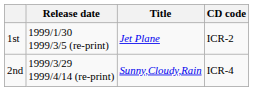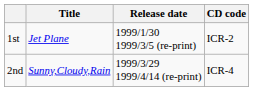columns swapped: (71, 13) <-> (161, 13)
